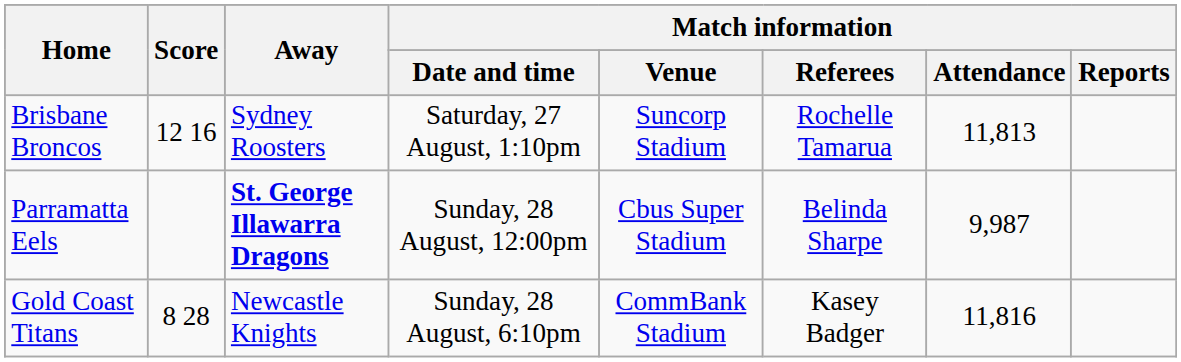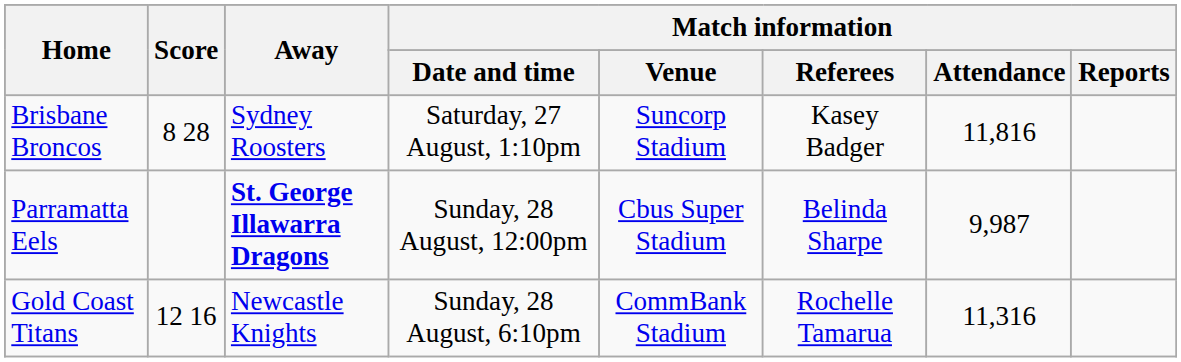(186, 132) 12 16 -> (186, 132) 8 28
(845, 132) Rochelle Tamarua -> (845, 132) Kasey Badger
(999, 132) 11,813 -> (999, 132) 11,816
(186, 317) 8 28 -> (186, 317) 12 16
(845, 317) Kasey Badger -> (845, 317) Rochelle Tamarua
(999, 317) 11,816 -> (999, 317) 11,316
